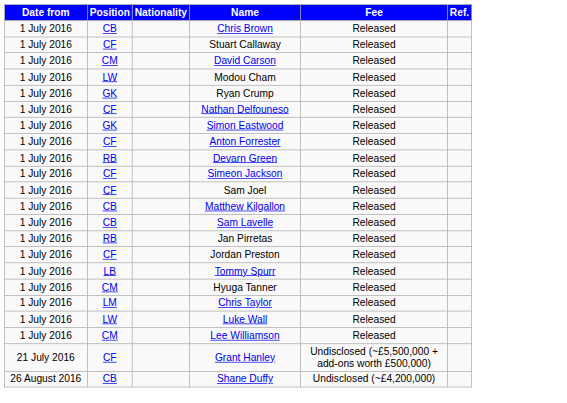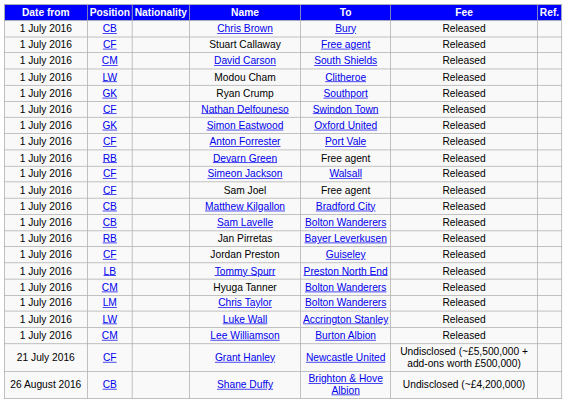+ column: (346, 13)
